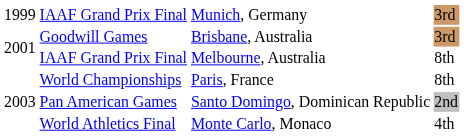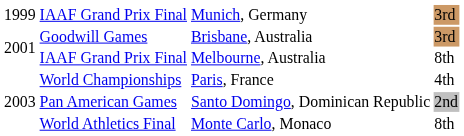(444, 80) 8th -> (444, 80) 4th
(444, 123) 4th -> (444, 123) 8th
